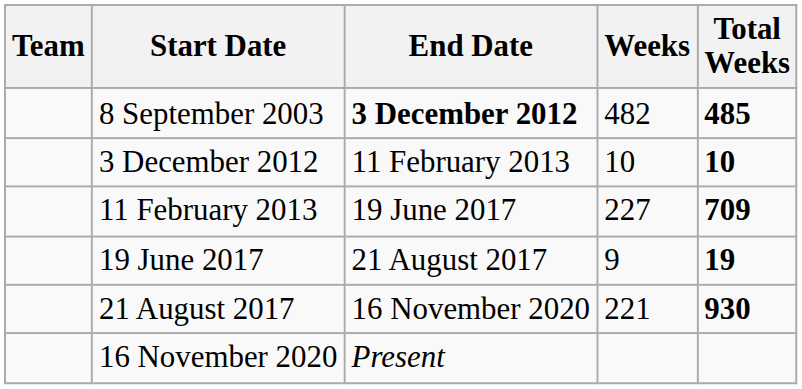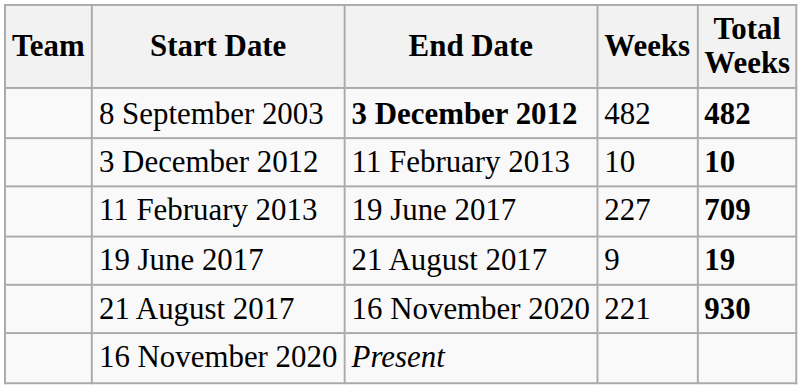(727, 112) 485 -> (727, 112) 482
